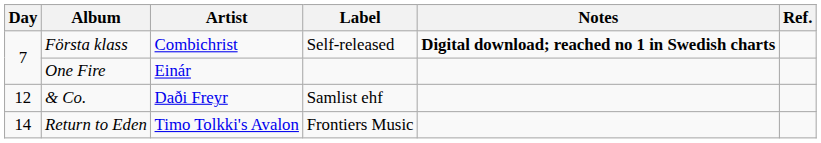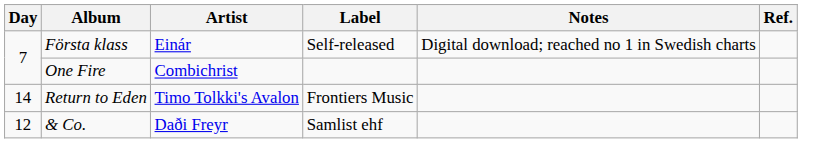(196, 44) Combichrist -> (173, 44) Einár
(598, 44) bold -> (589, 44) normal
(173, 71) Einár -> (196, 71) Combichrist
rows swapped: (66, 97) <-> (96, 124)
